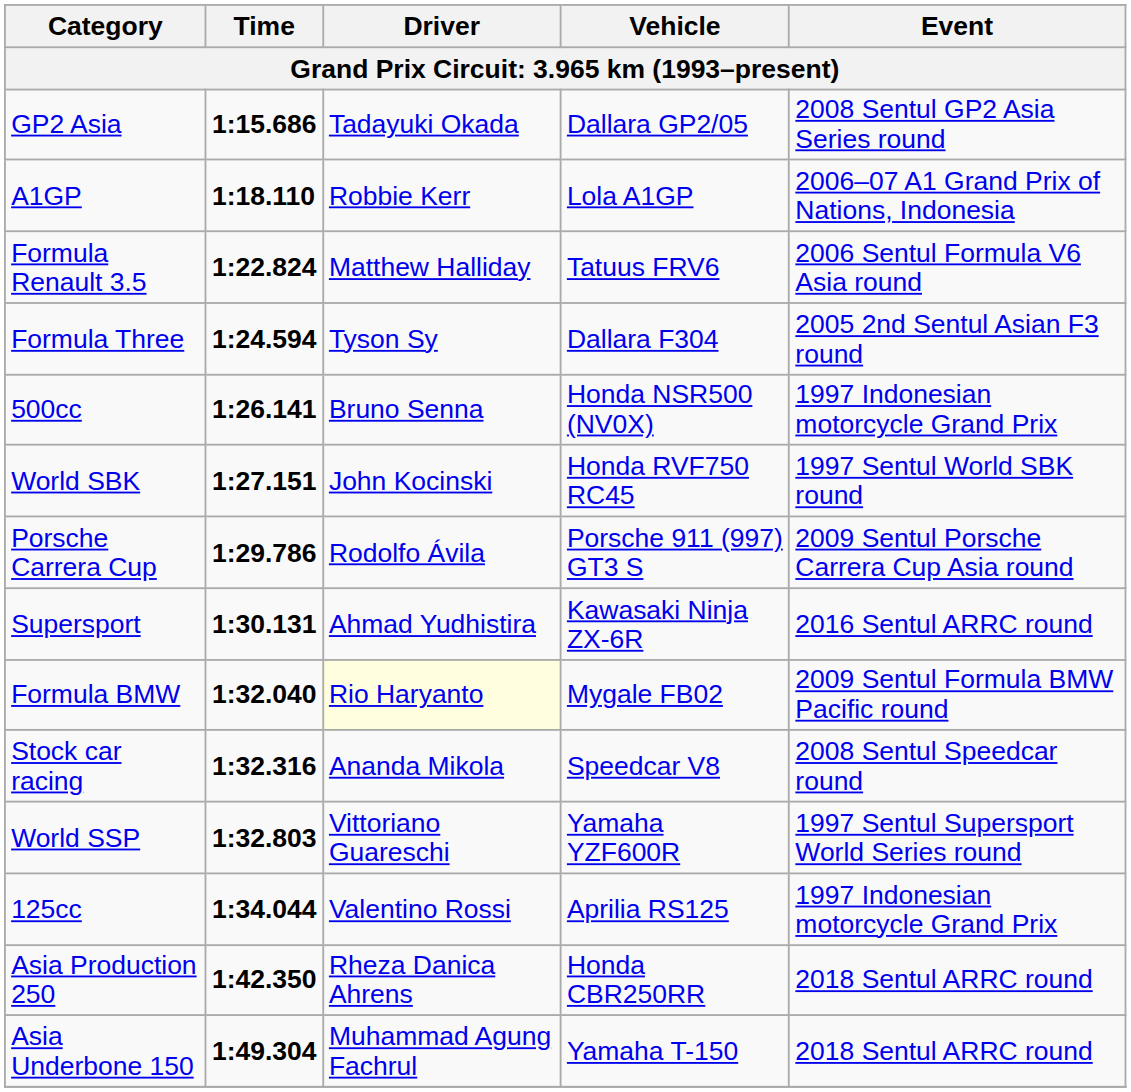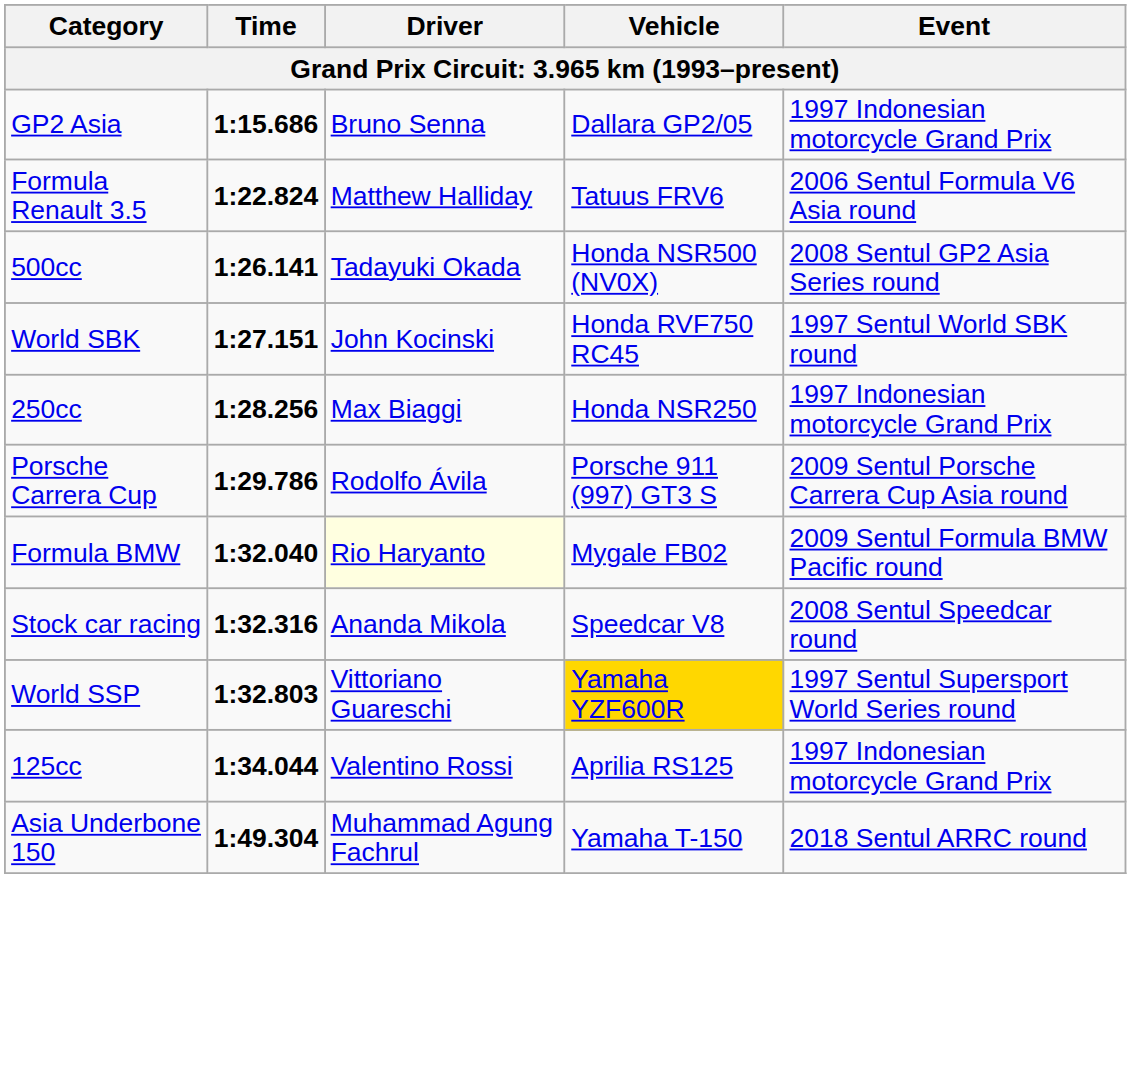(424, 125) Tadayuki Okada -> (408, 125) Bruno Senna
(925, 125) 2008 Sentul GP2 Asia Series round -> (921, 125) 1997 Indonesian motorcycle Grand Prix
- row: (46, 196)
- row: (98, 339)
(406, 410) Bruno Senna -> (426, 267) Tadayuki Okada
(926, 410) 1997 Indonesian motorcycle Grand Prix -> (919, 267) 2008 Sentul GP2 Asia Series round
+ row: (46, 410)
- row: (76, 624)
(624, 838) no background -> (628, 695) gold background
- row: (104, 980)
